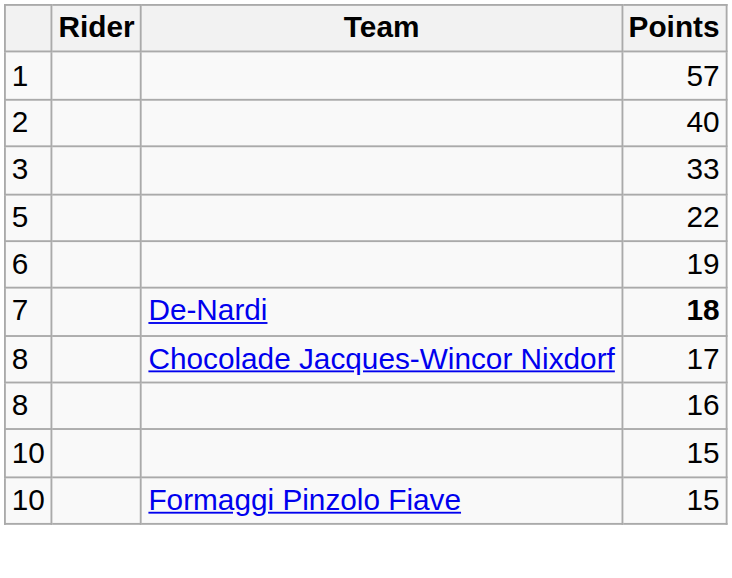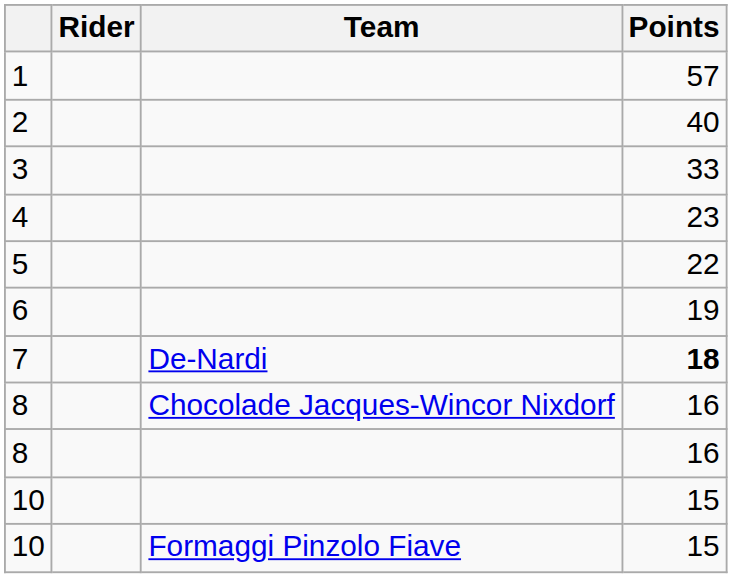+ row: (20, 216)
(703, 358) 17 -> (703, 405) 16
